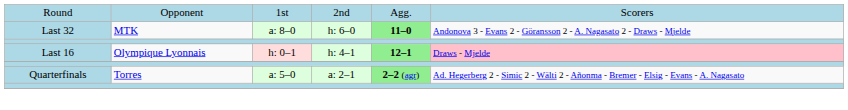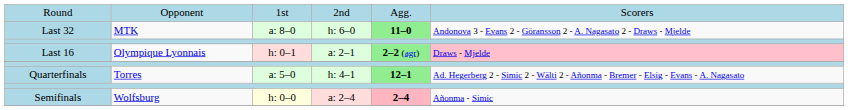(341, 52) h: 4–1 -> (341, 52) a: 2–1
(401, 52) 12–1 -> (401, 52) 2–2 (agr)
(341, 74) a: 2–1 -> (341, 74) h: 4–1
(401, 74) 2–2 (agr) -> (401, 74) 12–1
+ row: (58, 97)
